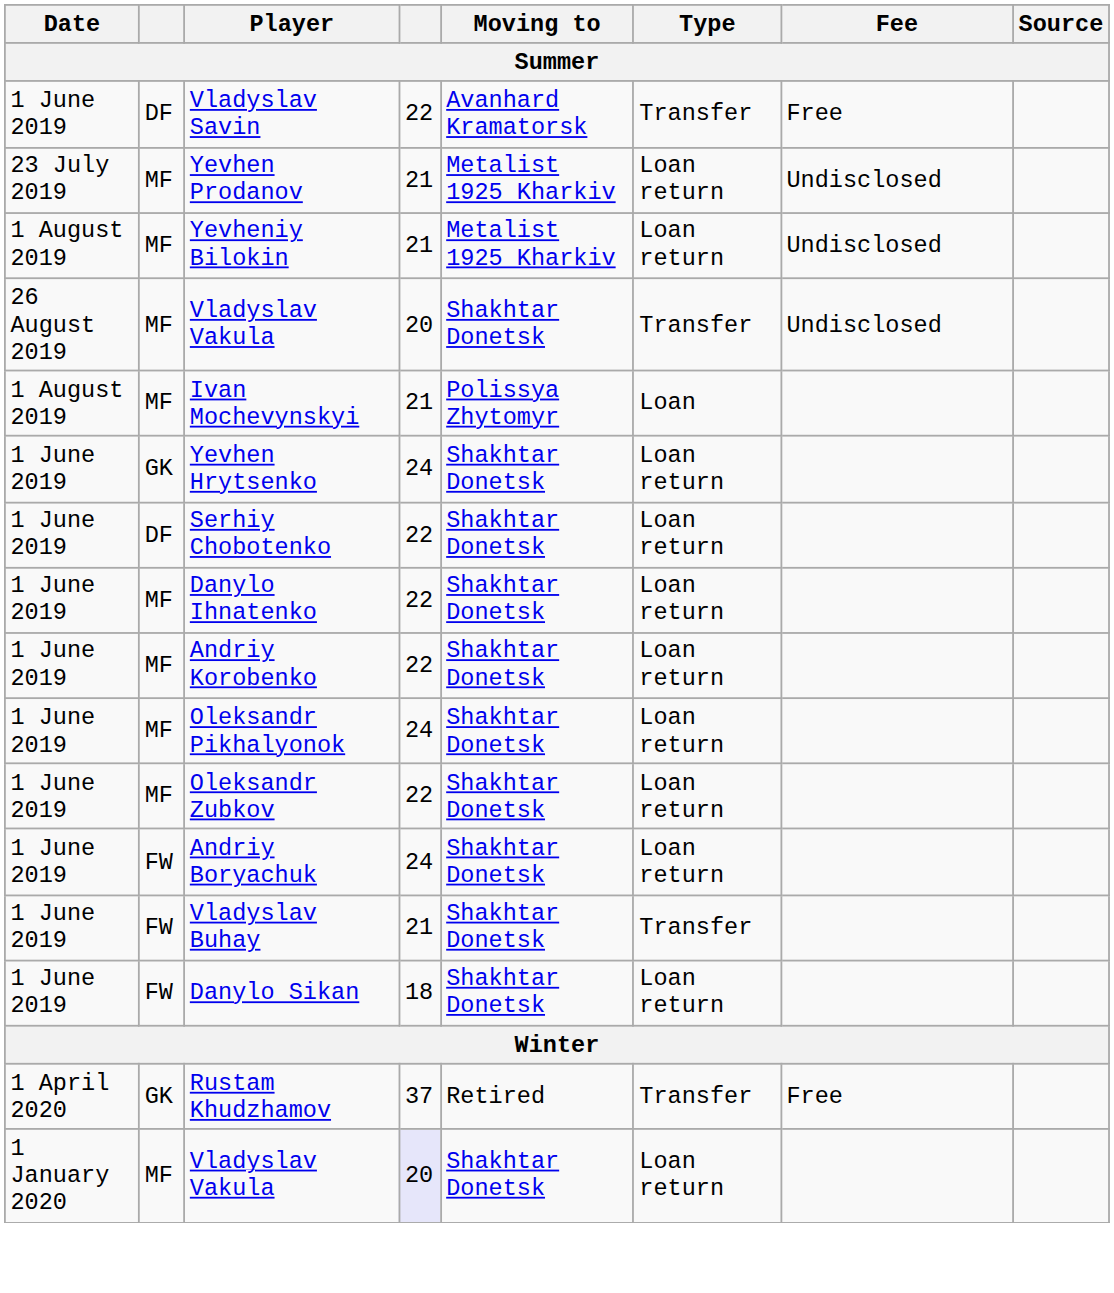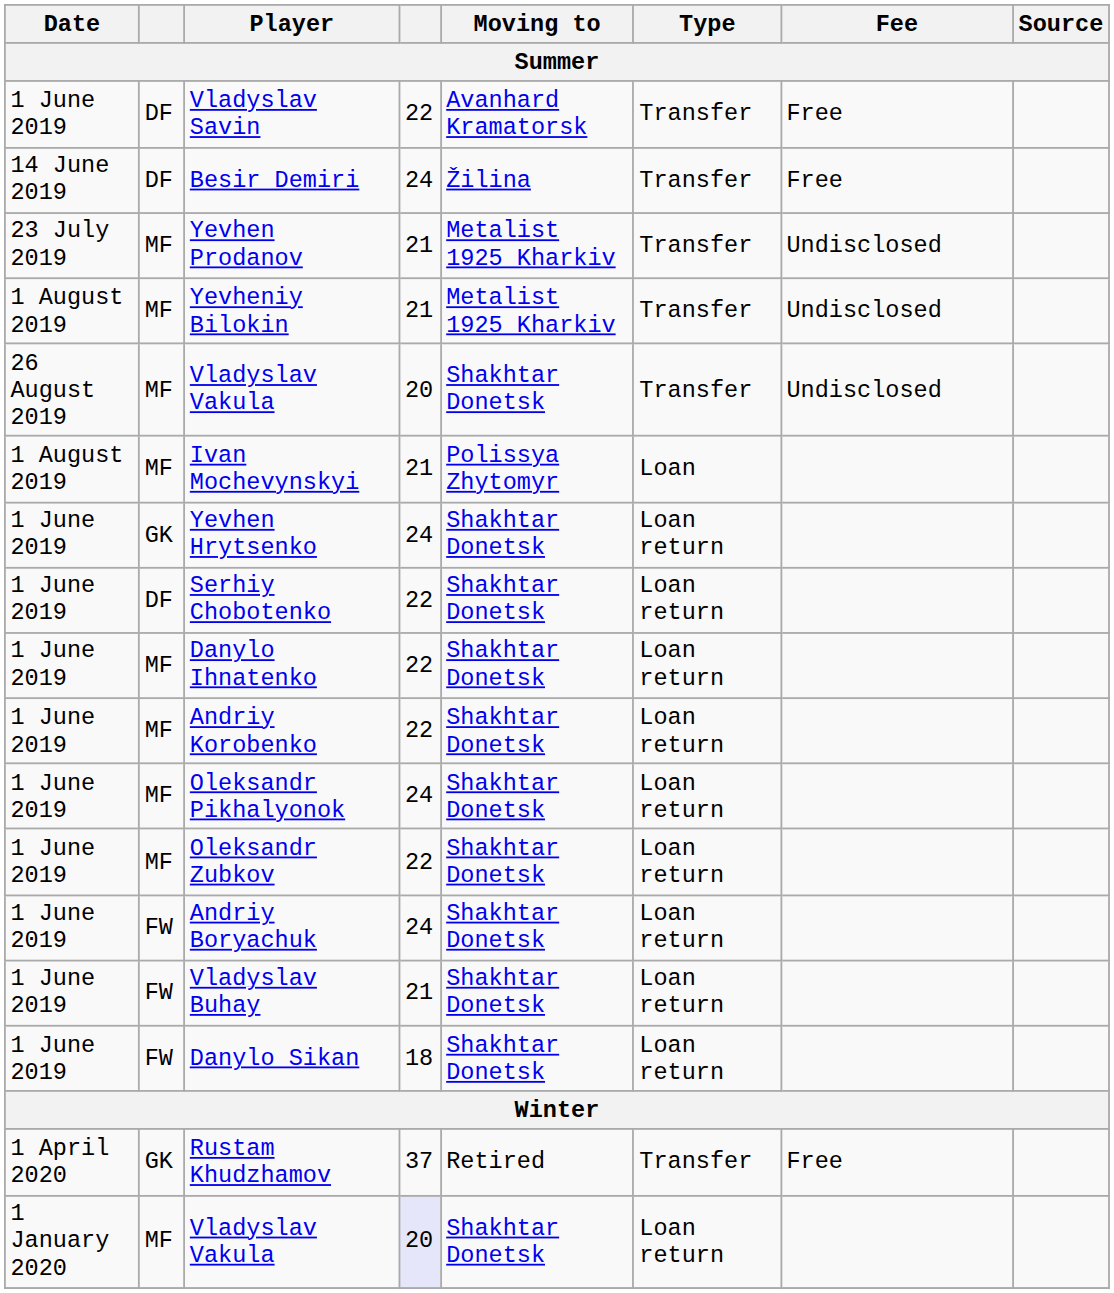+ row: (60, 180)
(682, 180) Loan return -> (696, 245) Transfer
(682, 245) Loan return -> (696, 311) Transfer
(696, 927) Transfer -> (682, 993) Loan return
